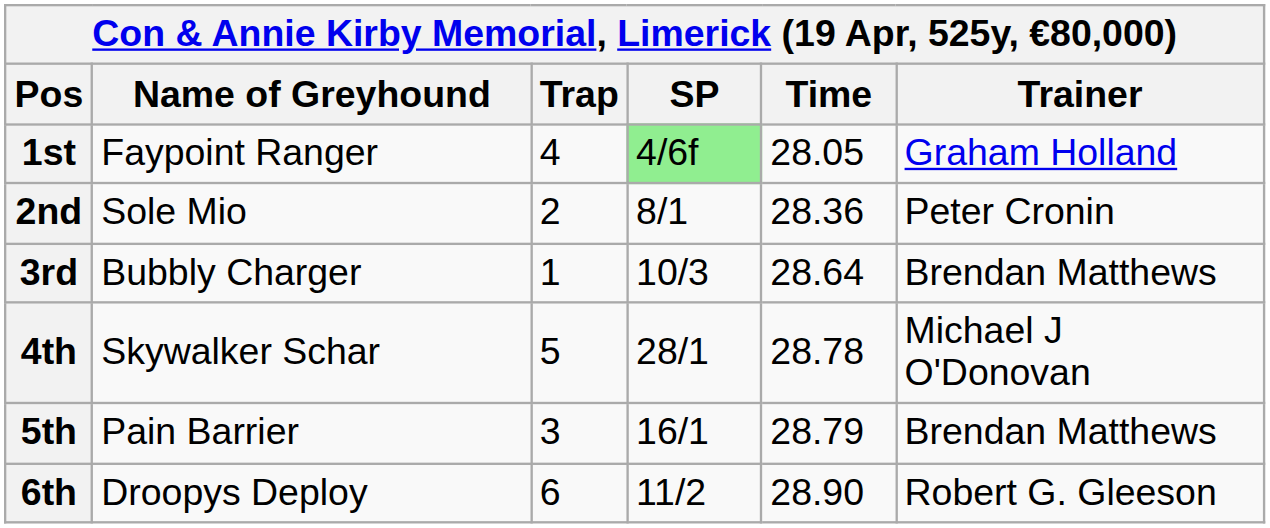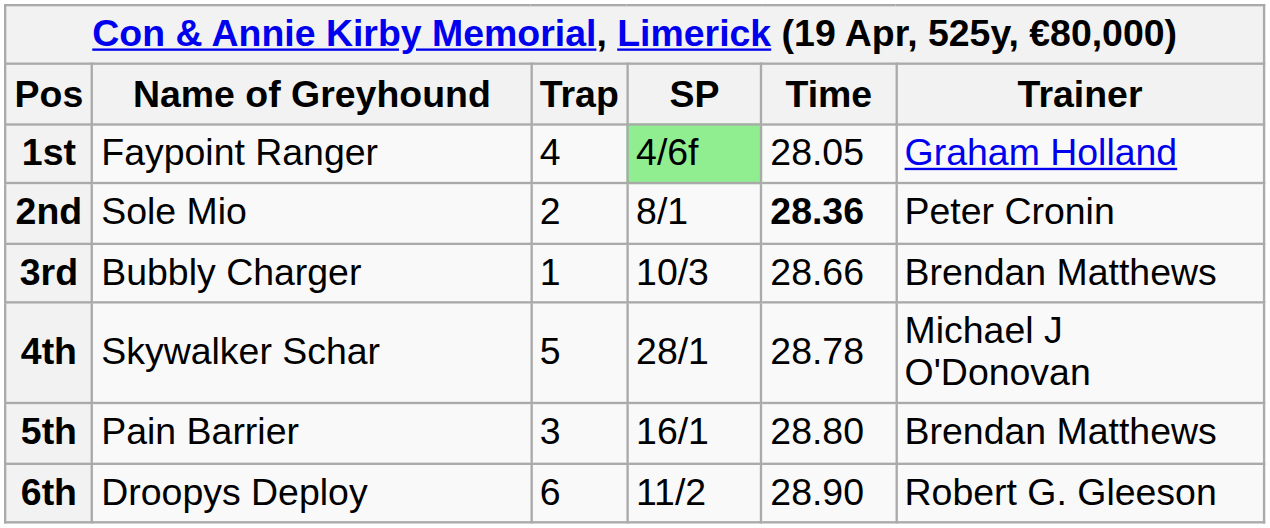(817, 212) normal -> (817, 212) bold
(817, 271) 28.64 -> (817, 271) 28.66
(817, 432) 28.79 -> (817, 432) 28.80
